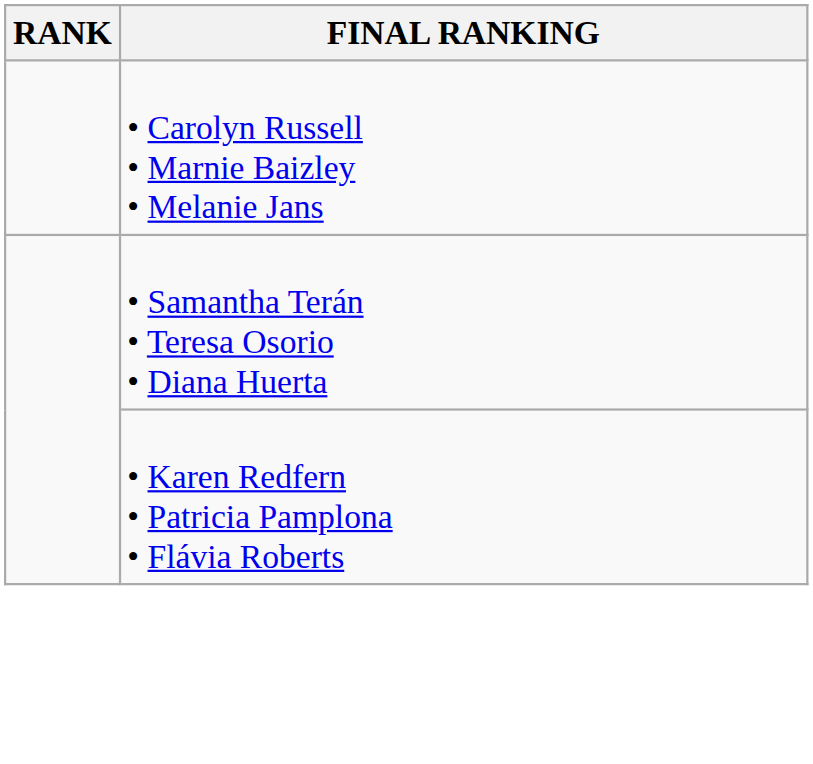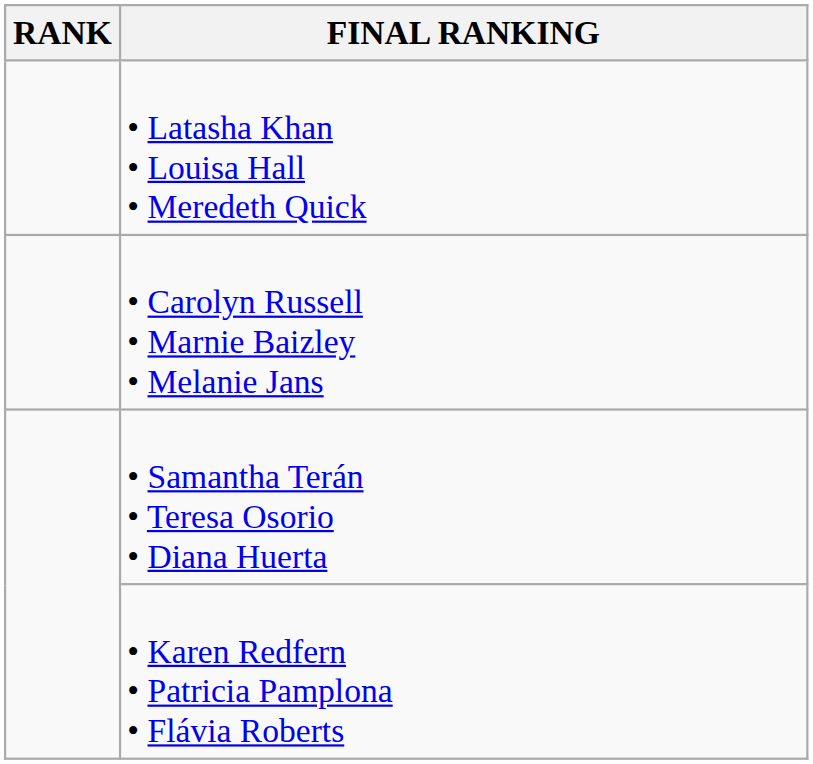+ row: (247, 167)
